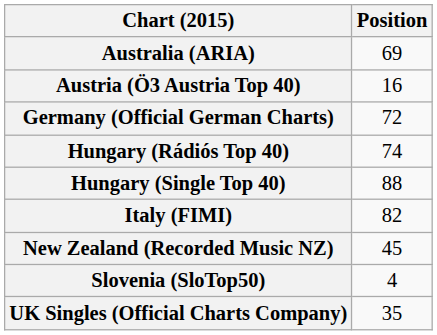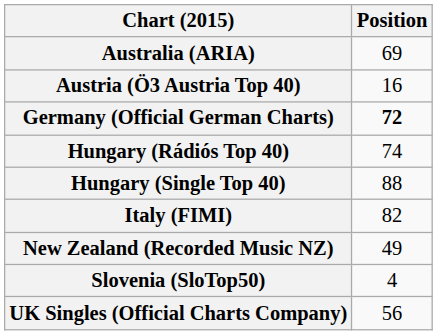(392, 118) normal -> (392, 118) bold
(392, 248) 45 -> (392, 248) 49
(392, 313) 35 -> (392, 313) 56
